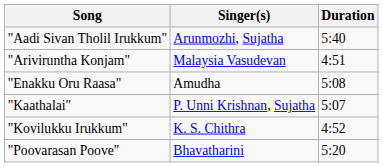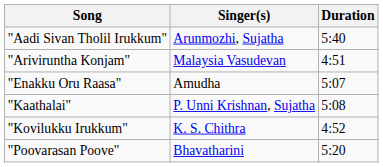(333, 83) 5:08 -> (333, 83) 5:07
(333, 106) 5:07 -> (333, 106) 5:08
